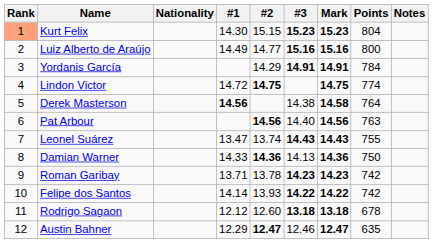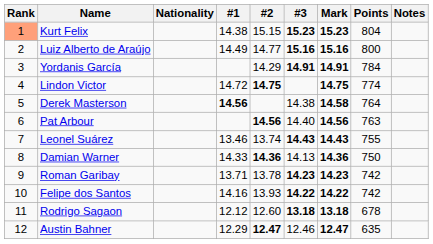(233, 31) 14.30 -> (233, 31) 14.38
(233, 139) 13.47 -> (233, 139) 13.46
(233, 193) 14.14 -> (233, 193) 14.16
